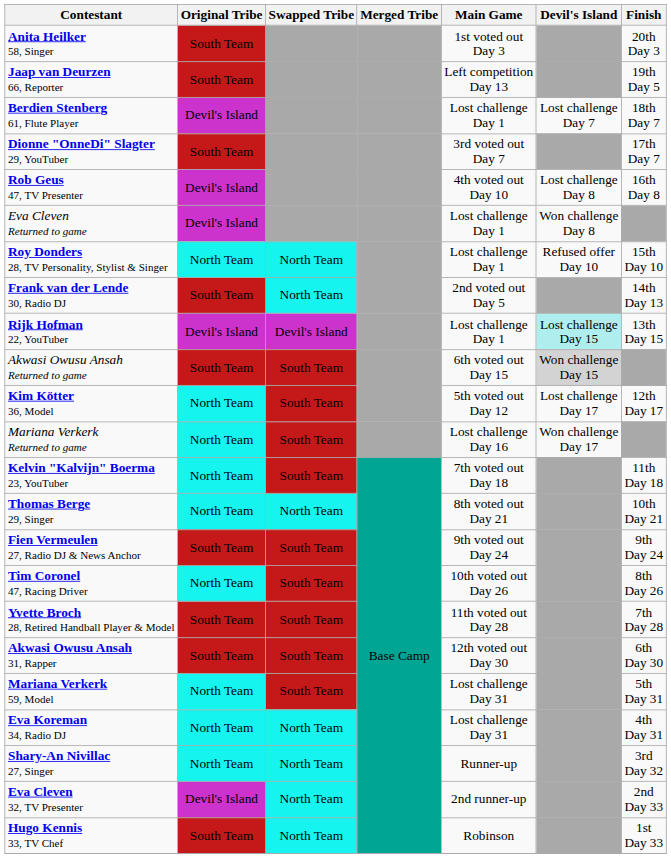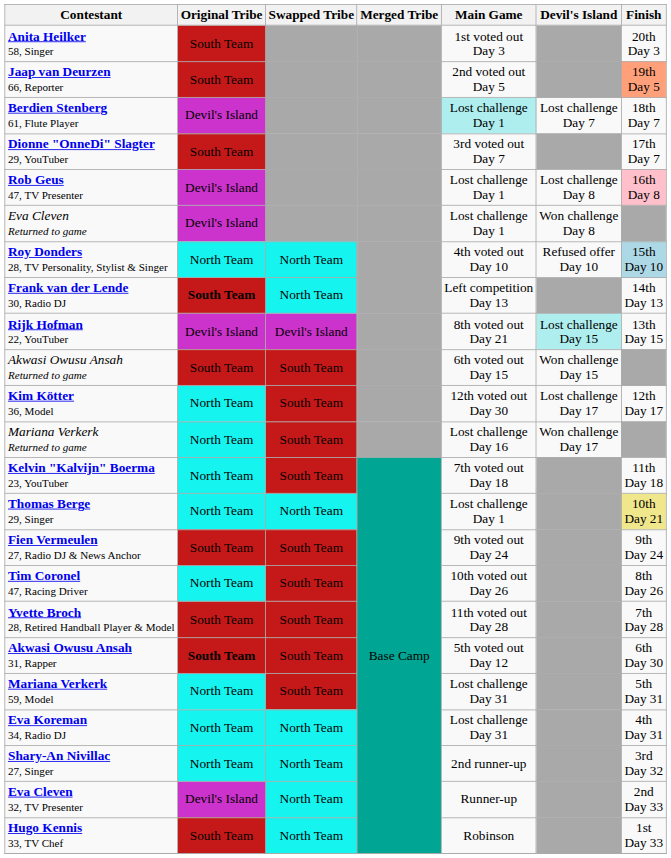(489, 79) Left competition Day 13 -> (489, 79) 2nd voted out Day 5
(644, 79) no background -> (644, 79) lightsalmon background
(489, 115) no background -> (489, 115) paleturquoise background
(489, 187) 4th voted out Day 10 -> (489, 187) Lost challenge Day 1
(644, 187) no background -> (644, 187) pink background
(489, 259) Lost challenge Day 1 -> (489, 259) 4th voted out Day 10
(644, 259) no background -> (644, 259) lightblue background
(222, 295) normal -> (222, 295) bold
(489, 295) 2nd voted out Day 5 -> (489, 295) Left competition Day 13
(489, 331) Lost challenge Day 1 -> (489, 331) 8th voted out Day 21
(579, 367) lightgrey background -> (579, 367) no background
(489, 403) 5th voted out Day 12 -> (489, 403) 12th voted out Day 30
(489, 511) 8th voted out Day 21 -> (489, 511) Lost challenge Day 1
(644, 511) no background -> (644, 511) khaki background
(222, 655) normal -> (222, 655) bold
(489, 655) 12th voted out Day 30 -> (489, 655) 5th voted out Day 12
(489, 763) Runner-up -> (489, 763) 2nd runner-up
(489, 799) 2nd runner-up -> (489, 799) Runner-up
